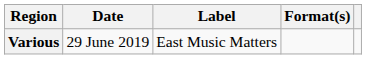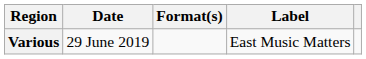columns swapped: (317, 16) <-> (217, 16)
